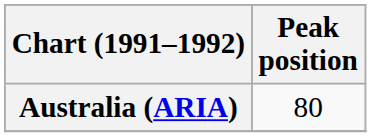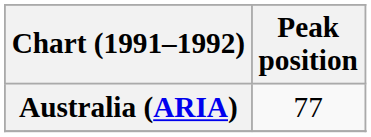(308, 107) 80 -> (308, 107) 77
